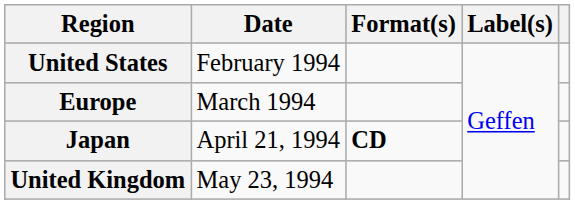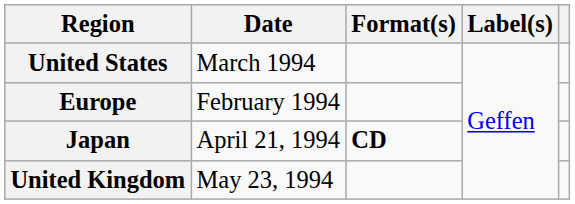(268, 62) February 1994 -> (256, 62) March 1994
(256, 101) March 1994 -> (268, 101) February 1994
